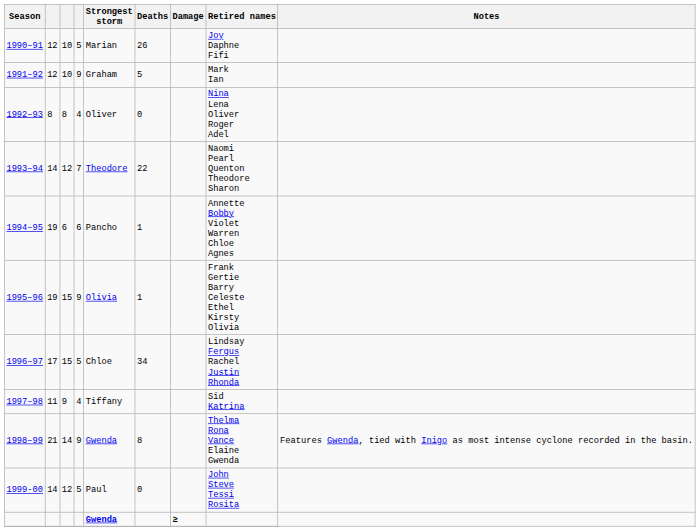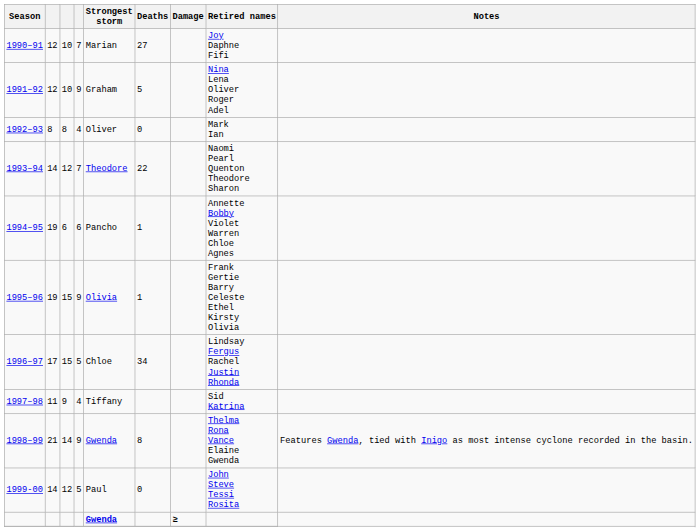(79, 46) 5 -> (79, 46) 7
(142, 46) 26 -> (142, 46) 27
(218, 75) Mark Ian -> (224, 90) Nina Lena Oliver Roger Adel
(224, 114) Nina Lena Oliver Roger Adel -> (218, 129) Mark Ian
